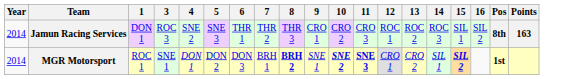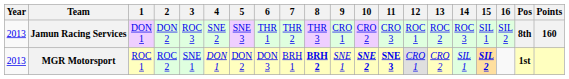+ column: (167, 12)
(16, 33) 2014 -> (16, 33) 2013
(524, 33) 163 -> (549, 33) 160
(16, 60) 2014 -> (16, 60) 2013
